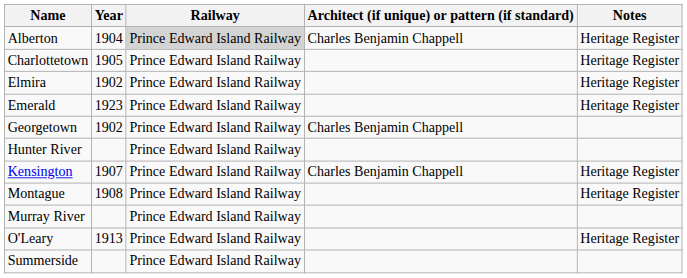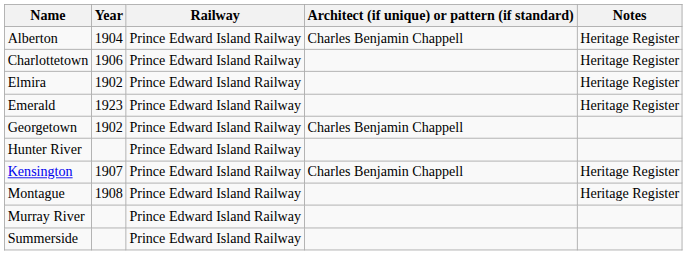(215, 37) lightgrey background -> (215, 37) no background
(109, 60) 1905 -> (109, 60) 1906
- row: (30, 238)
